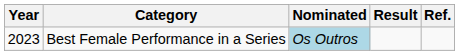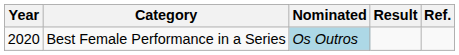(24, 38) 2023 -> (24, 38) 2020
